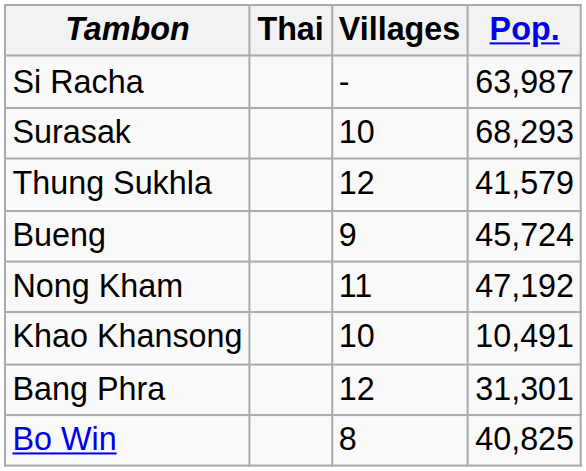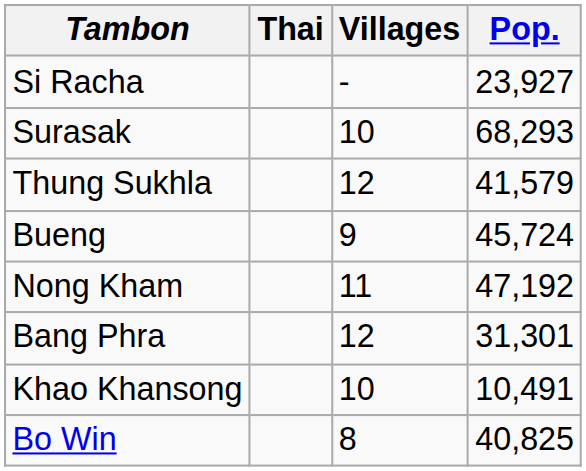(525, 81) 63,987 -> (525, 81) 23,927
rows swapped: (127, 337) <-> (89, 388)
